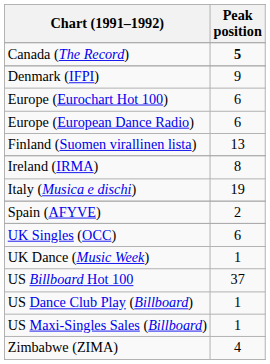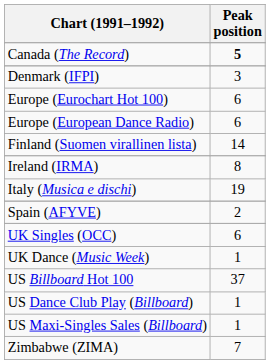(238, 76) 9 -> (238, 76) 3
(238, 144) 13 -> (238, 144) 14
(238, 347) 4 -> (238, 347) 7
